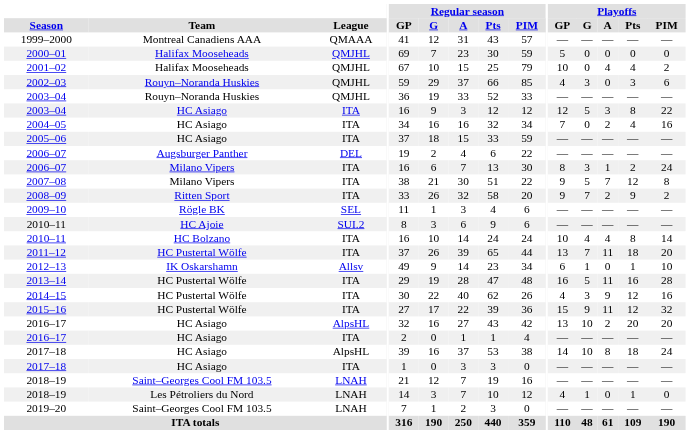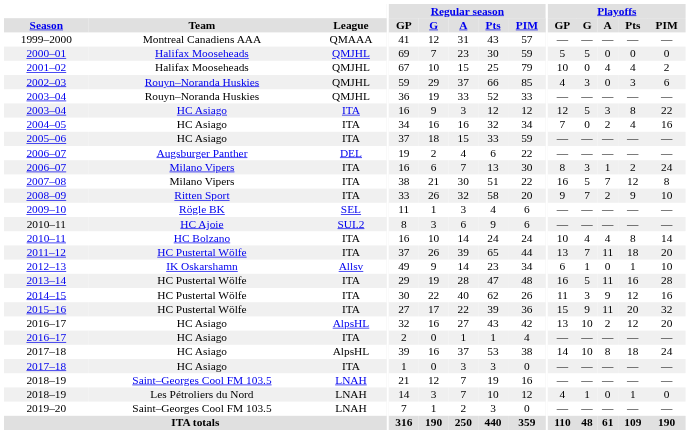(587, 53) 0 -> (587, 53) 5
(562, 181) 9 -> (562, 181) 16
(667, 195) 2 -> (667, 195) 10
(562, 295) 4 -> (562, 295) 11
(633, 309) 12 -> (633, 309) 20
(633, 323) 20 -> (633, 323) 12
